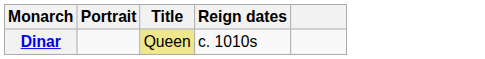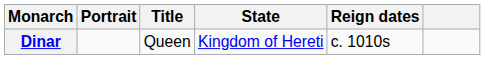+ column: (261, 16)
(167, 41) khaki background -> (167, 41) no background
